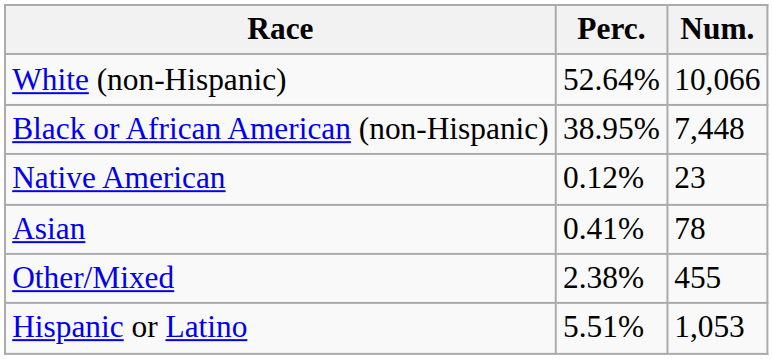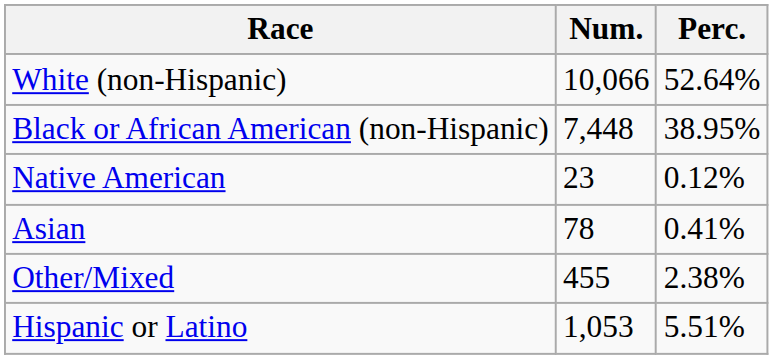columns swapped: (717, 29) <-> (611, 29)
